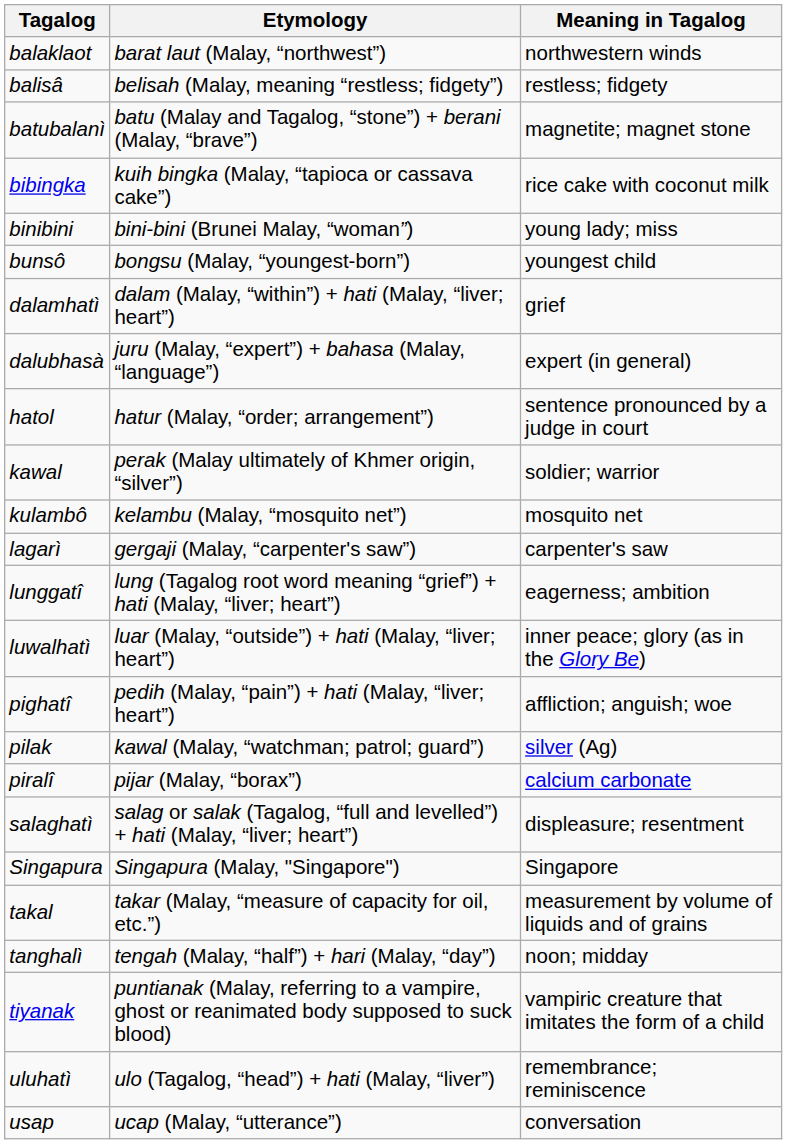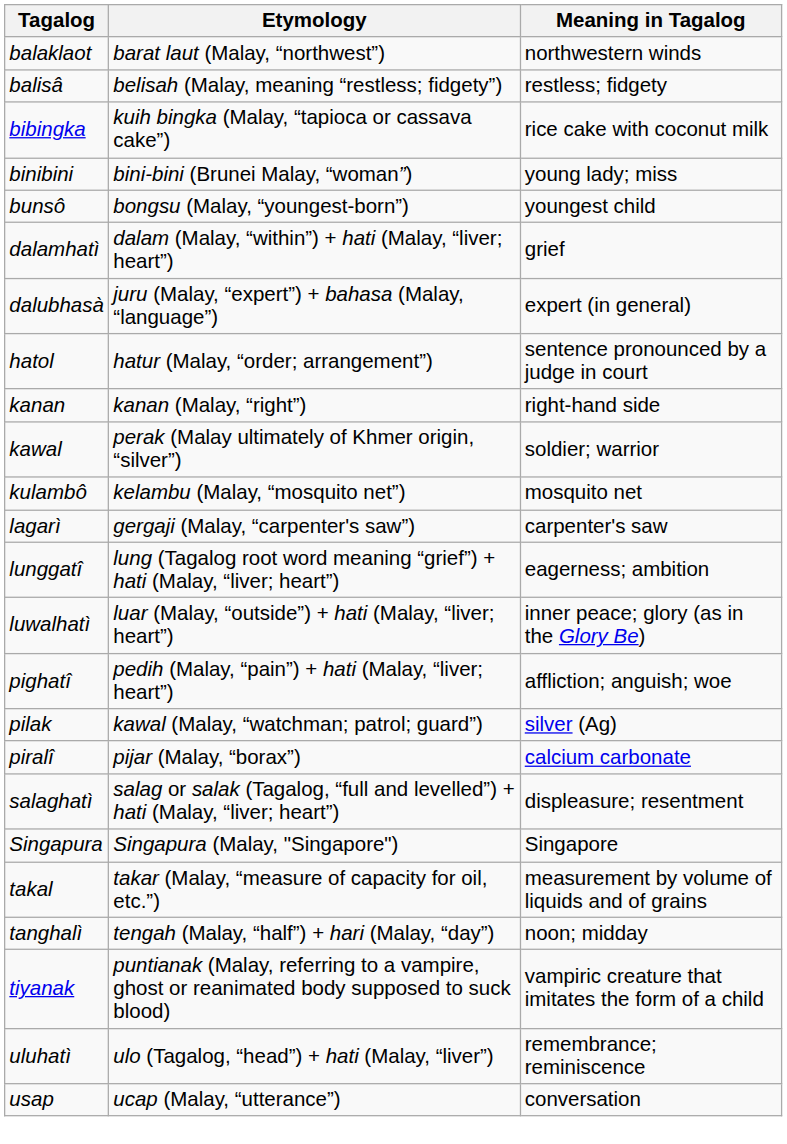- row: (57, 129)
+ row: (37, 405)
